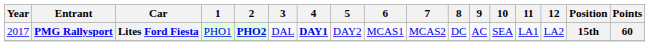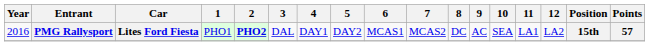(18, 32) 2017 -> (18, 32) 2016
(314, 32) bold -> (314, 32) normal
(627, 32) 60 -> (627, 32) 57
